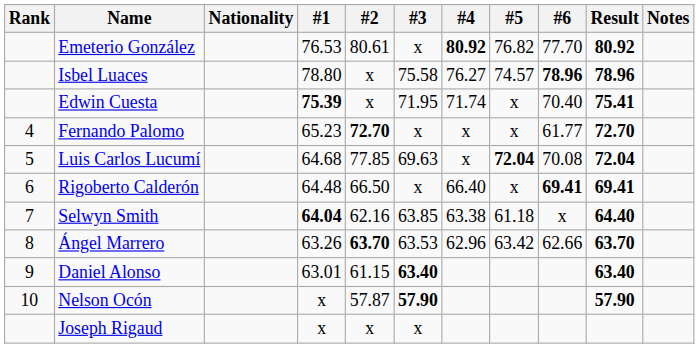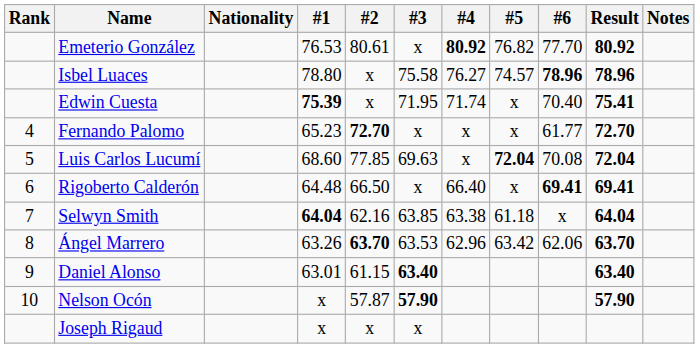(322, 159) 64.68 -> (322, 159) 68.60
(615, 215) 64.40 -> (615, 215) 64.04
(562, 243) 62.66 -> (562, 243) 62.06
